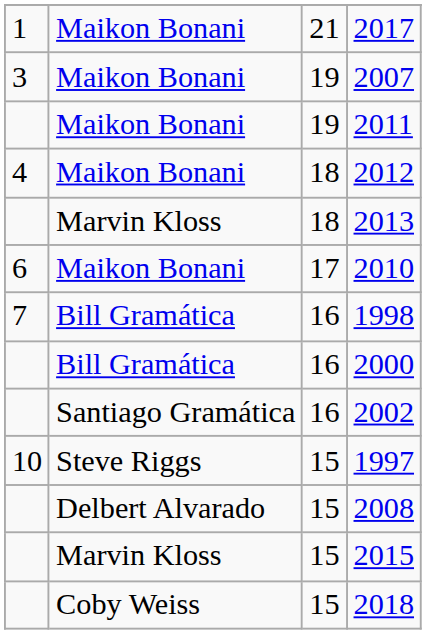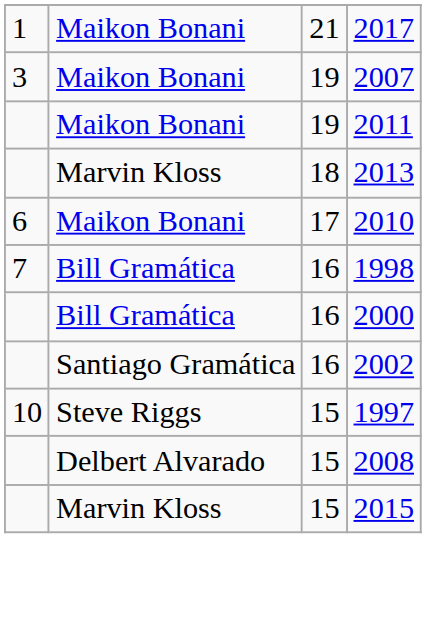- row: (384, 172)
- row: (384, 603)
